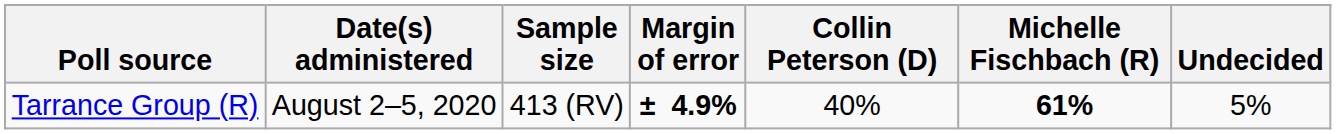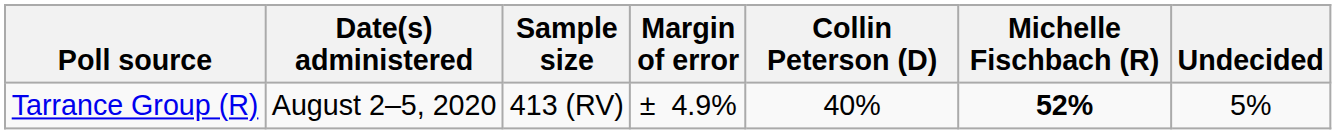(688, 105) bold -> (688, 105) normal
(1065, 105) 61% -> (1065, 105) 52%
